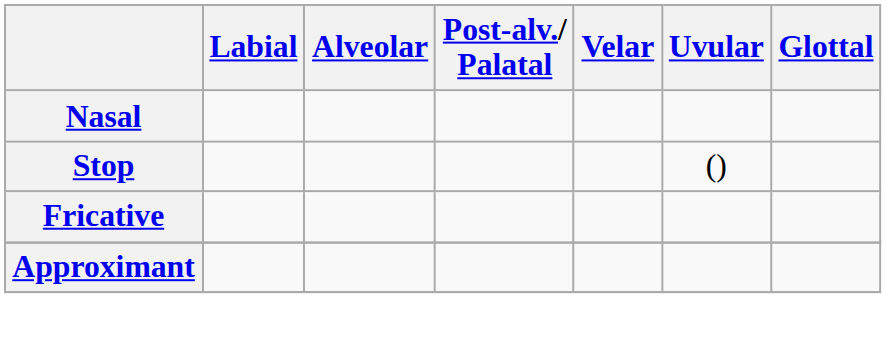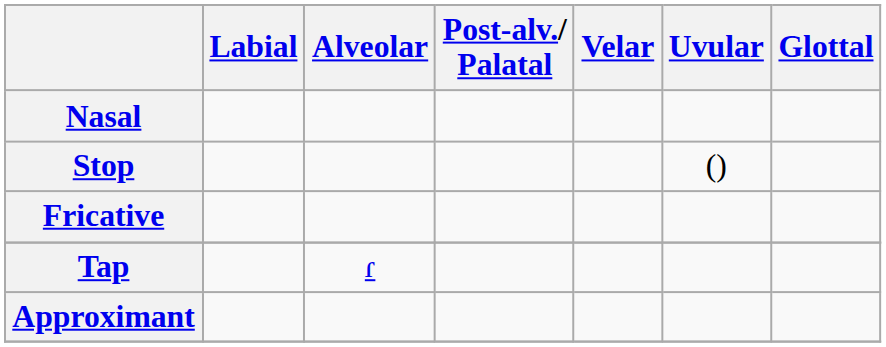+ row: (104, 266)
